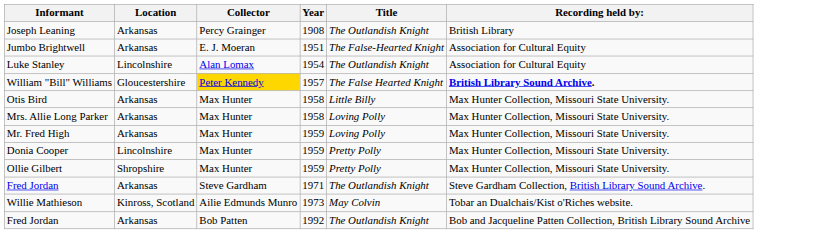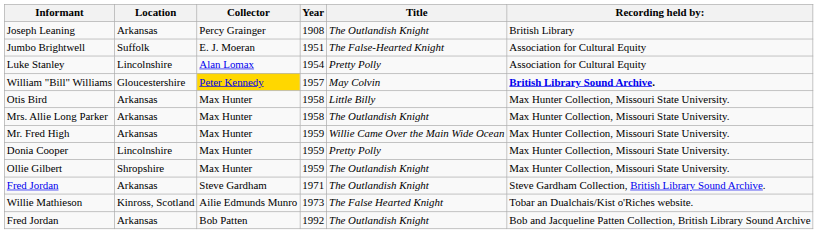(137, 47) Arkansas -> (133, 47) Suffolk
(379, 64) The Outlandish Knight -> (355, 64) Pretty Polly
(386, 82) The False Hearted Knight -> (355, 82) May Colvin
(357, 116) Loving Polly -> (379, 116) The Outlandish Knight
(357, 133) Loving Polly -> (417, 133) Willie Came Over the Main Wide Ocean
(355, 168) Pretty Polly -> (379, 168) The Outlandish Knight
(355, 202) May Colvin -> (386, 202) The False Hearted Knight
